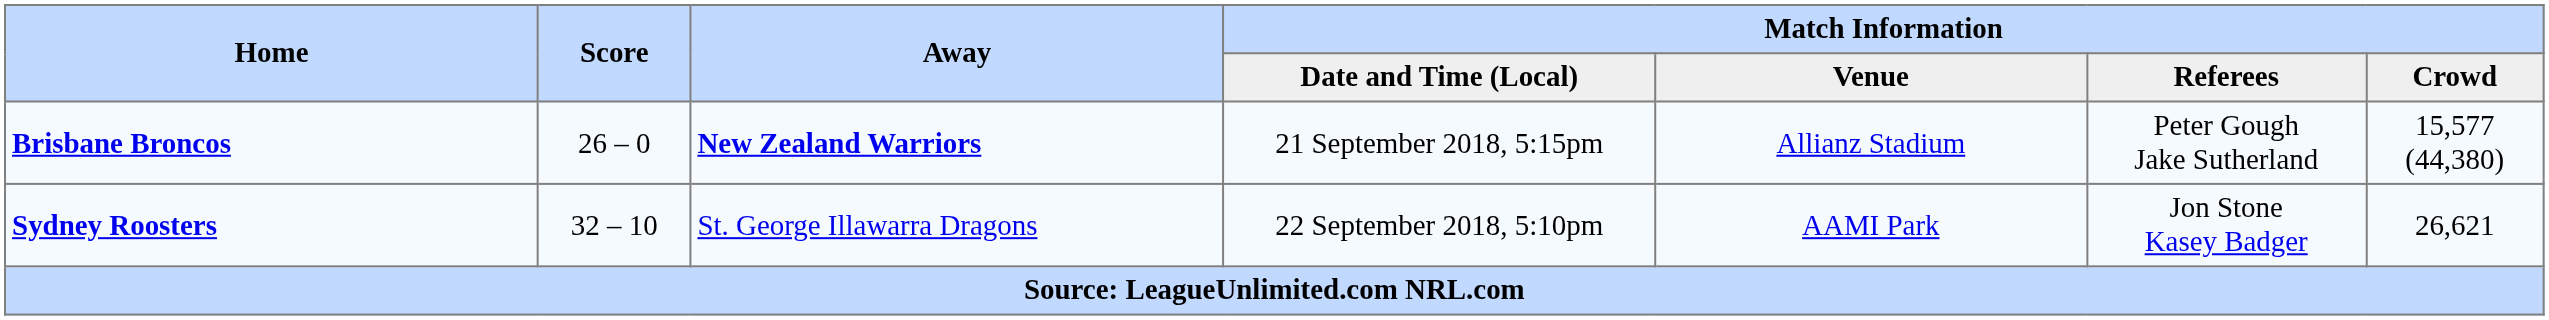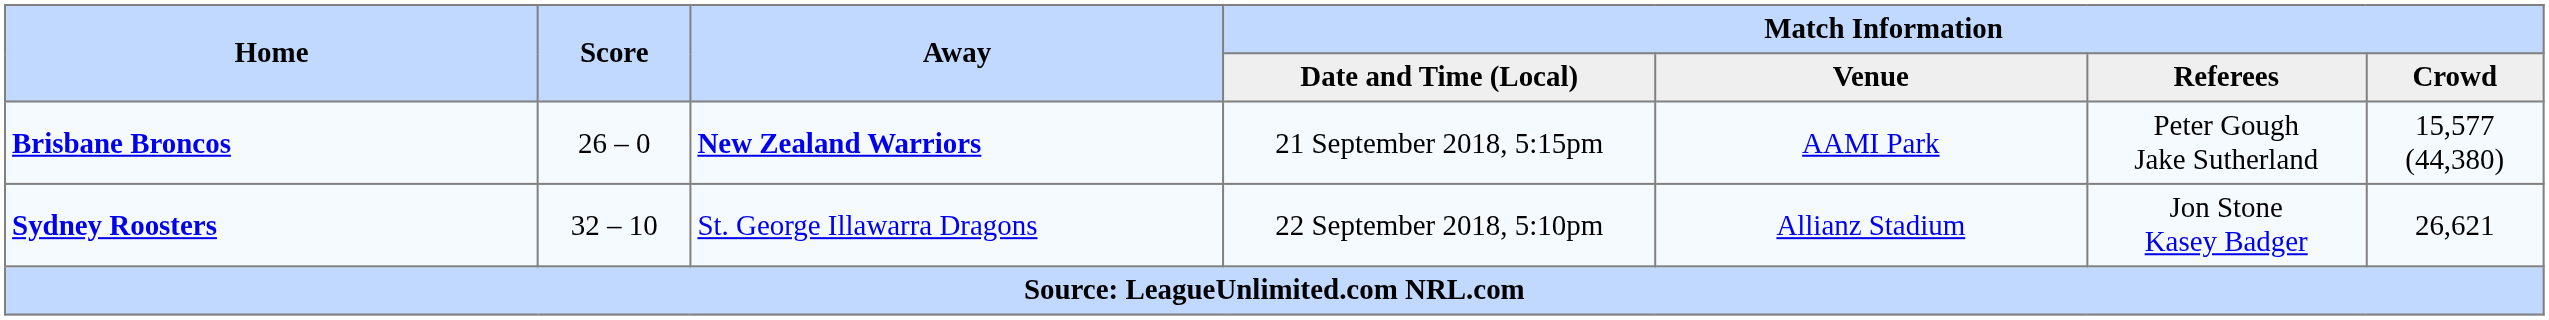(1871, 142) Allianz Stadium -> (1871, 142) AAMI Park
(1871, 224) AAMI Park -> (1871, 224) Allianz Stadium
